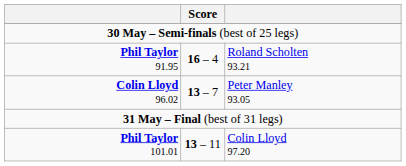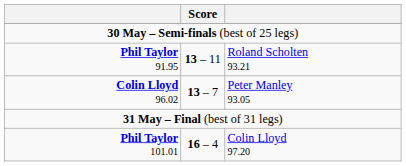(203, 59) 16 – 4 -> (203, 59) 13 – 11
(203, 144) 13 – 11 -> (203, 144) 16 – 4
